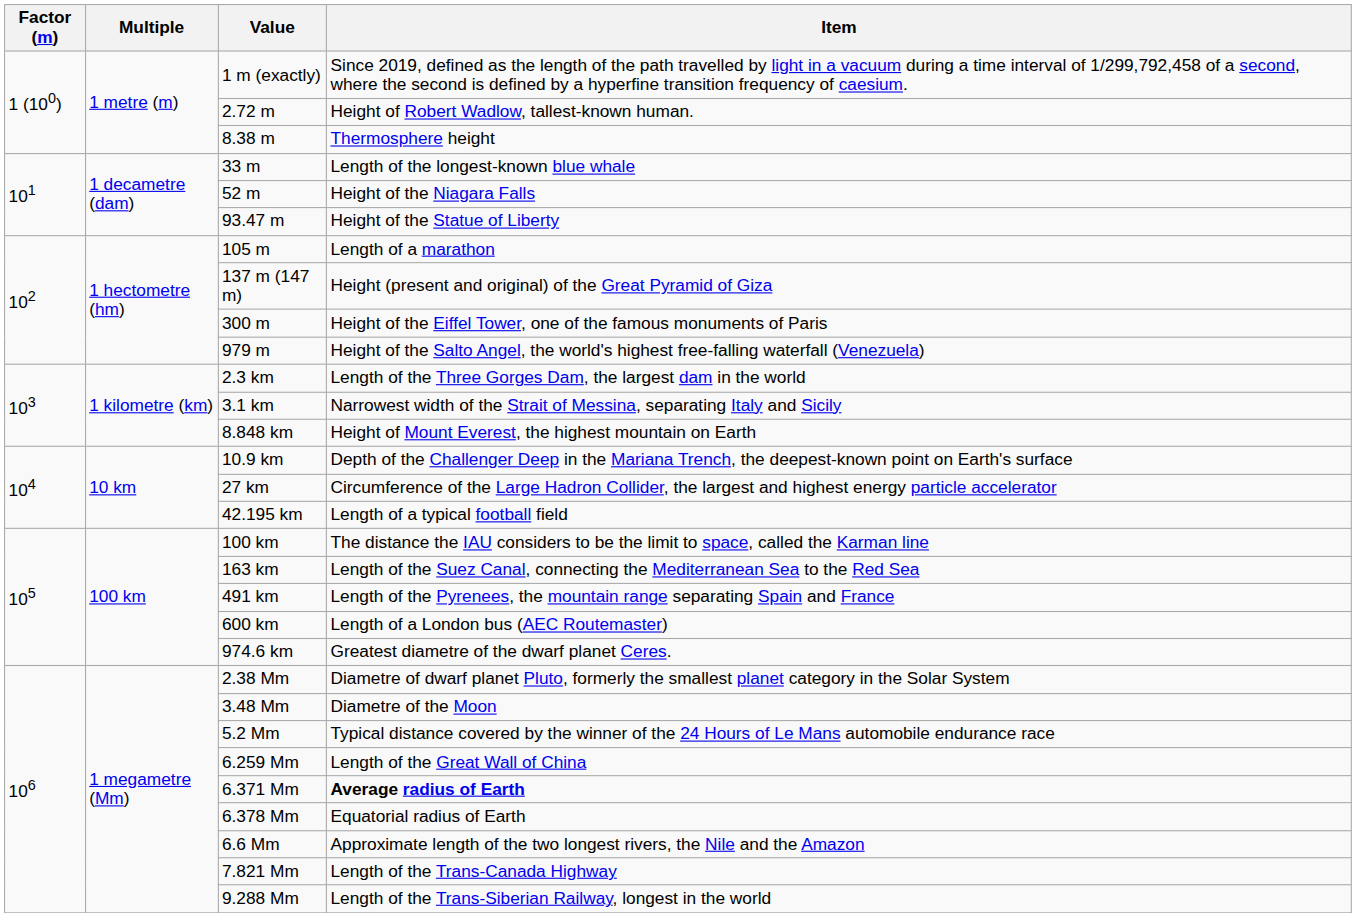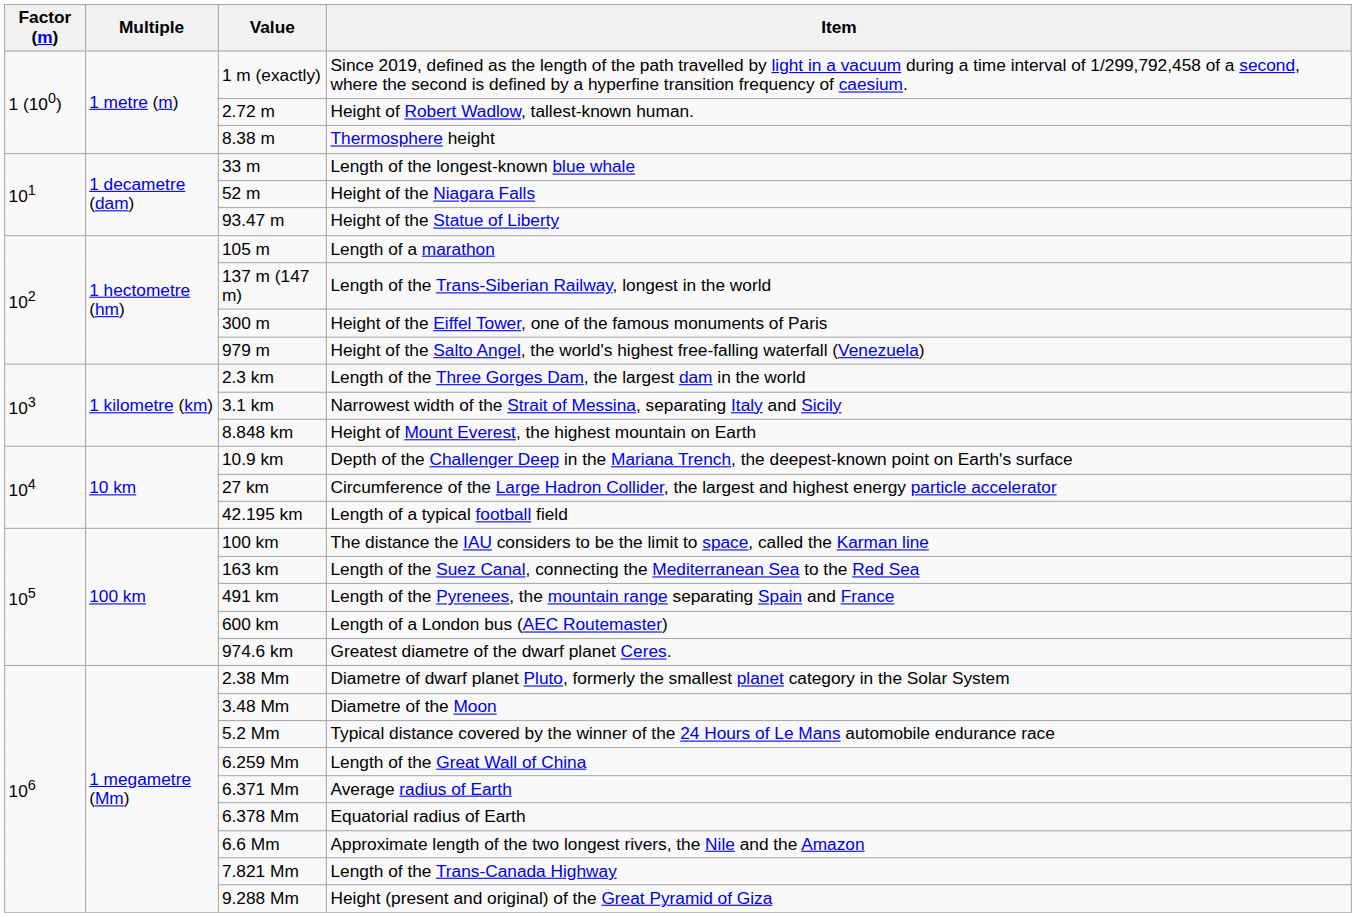(551, 286) Height (present and original) of the Great Pyramid of Giza -> (551, 286) Length of the Trans-Siberian Railway, longest in the world
(428, 789) bold -> (421, 789) normal
(551, 898) Length of the Trans-Siberian Railway, longest in the world -> (551, 898) Height (present and original) of the Great Pyramid of Giza
